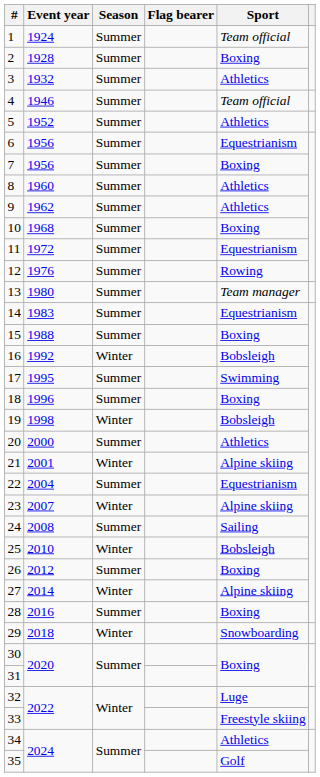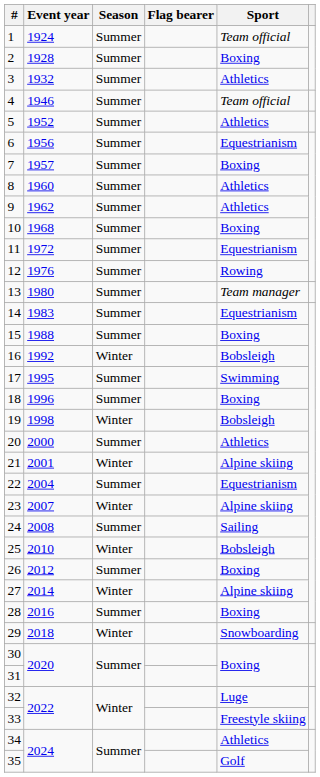(41, 164) 1956 -> (41, 164) 1957
